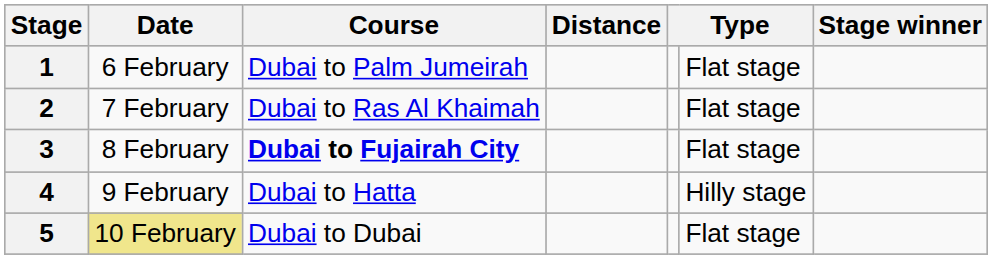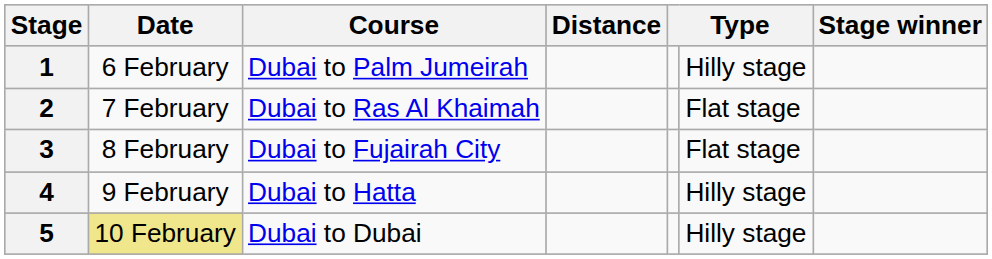(743, 66) Flat stage -> (746, 66) Hilly stage
(384, 150) bold -> (374, 150) normal
(743, 233) Flat stage -> (746, 233) Hilly stage
